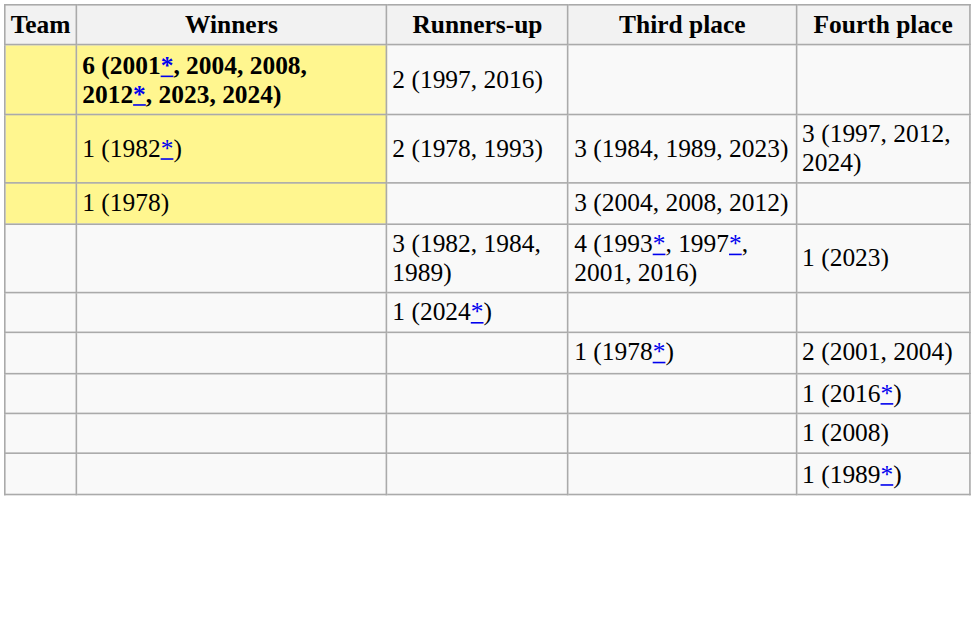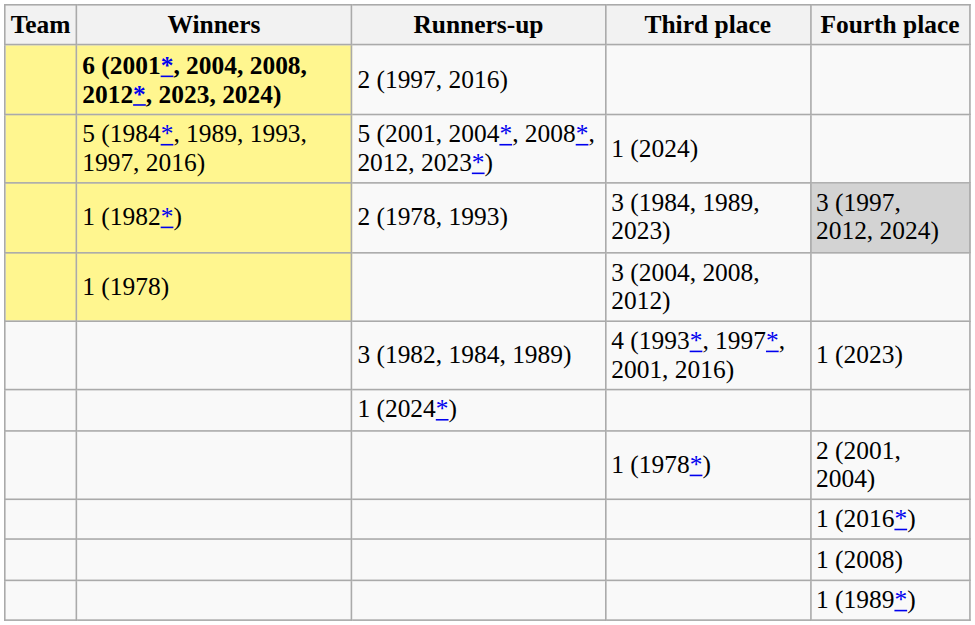+ row: (476, 148)
(876, 148) no background -> (877, 217) lightgrey background
